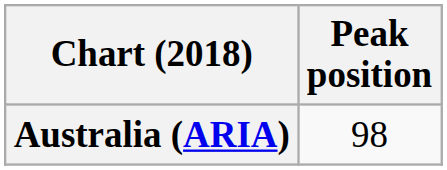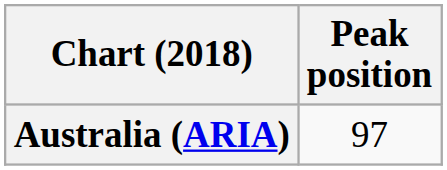(370, 134) 98 -> (370, 134) 97
